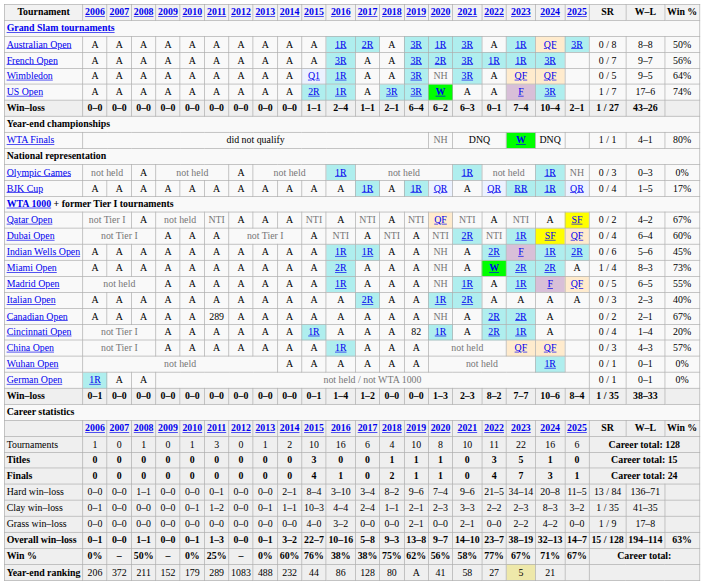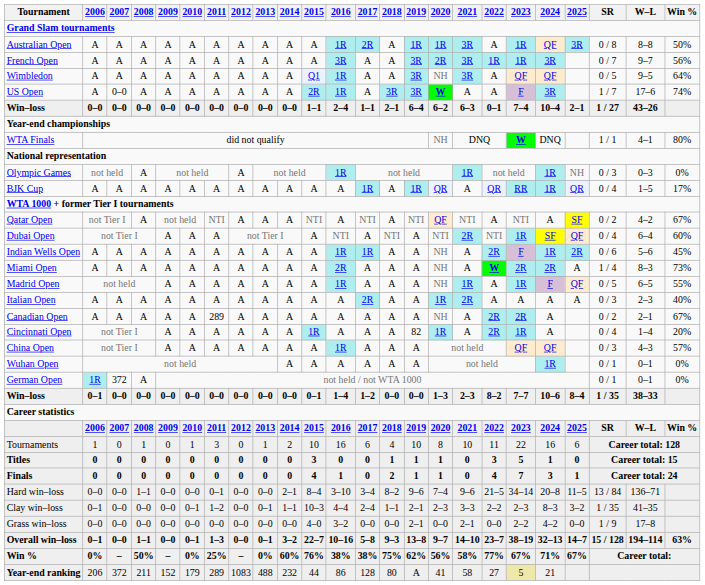(416, 44) 3R -> (416, 44) 1R
(119, 92) A -> (119, 92) 0–0
(119, 380) A -> (119, 380) 372
